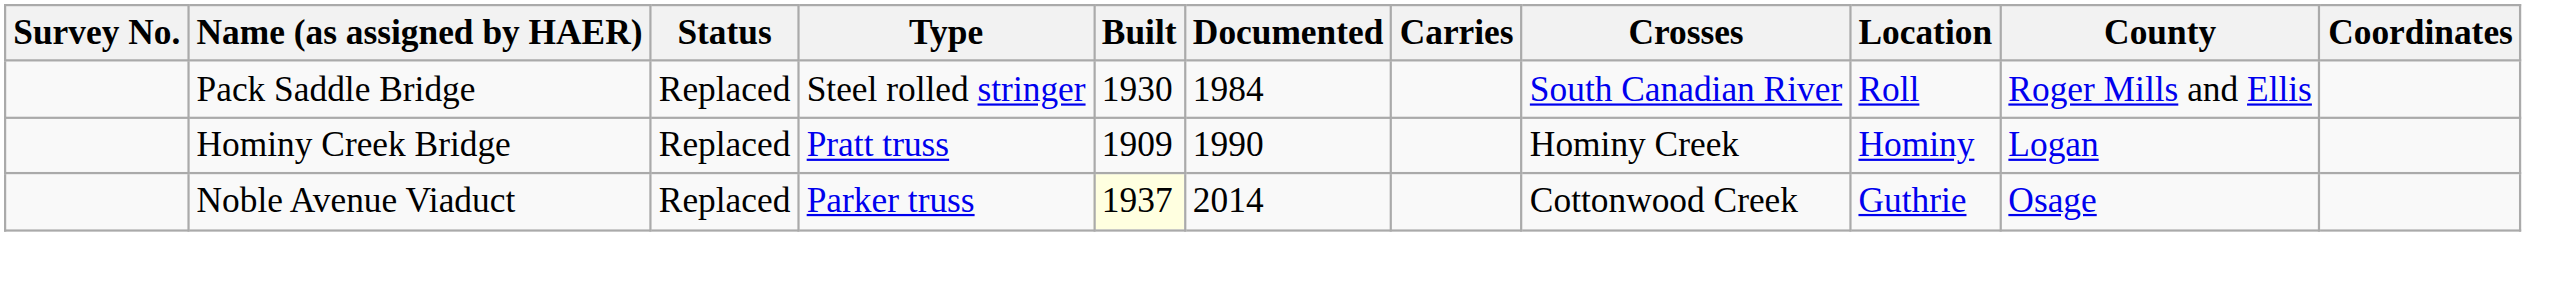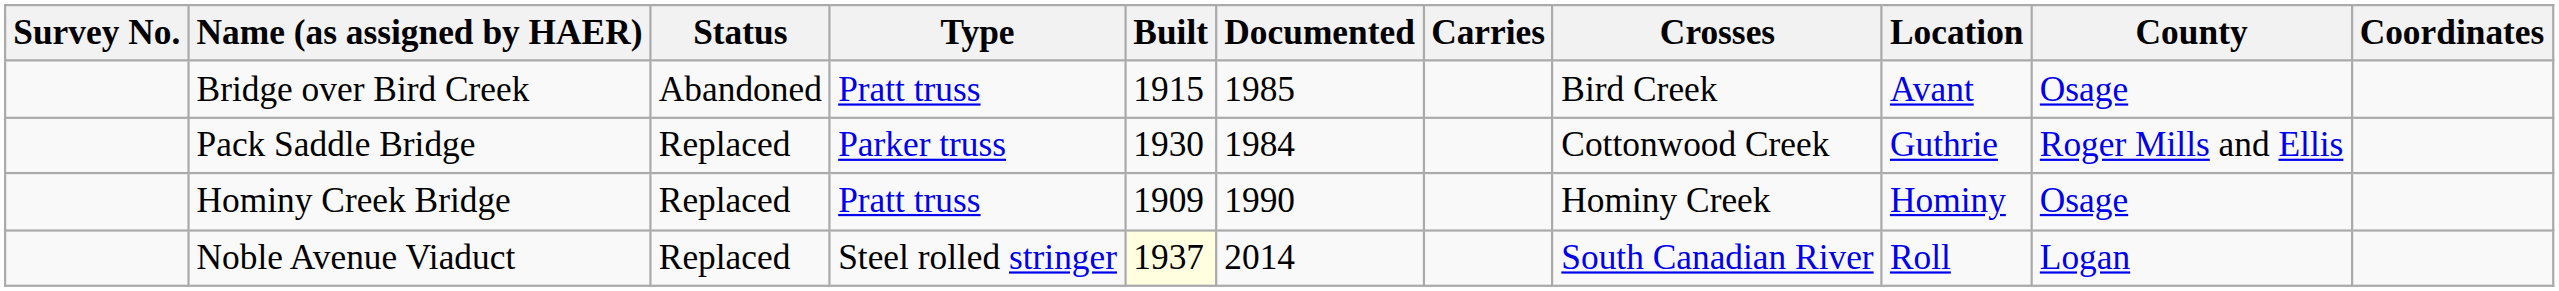+ row: (363, 88)
(946, 88) Steel rolled stringer -> (922, 144) Parker truss
(1686, 88) South Canadian River -> (1695, 144) Cottonwood Creek
(1889, 88) Roll -> (1944, 144) Guthrie
(2054, 144) Logan -> (2084, 200) Osage
(891, 200) Parker truss -> (978, 256) Steel rolled stringer
(1664, 200) Cottonwood Creek -> (1717, 256) South Canadian River
(1912, 200) Guthrie -> (1920, 256) Roll
(2053, 200) Osage -> (2085, 256) Logan
